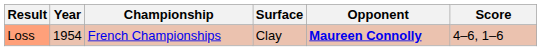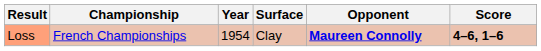columns swapped: (67, 14) <-> (169, 14)
(478, 35) normal -> (478, 35) bold
